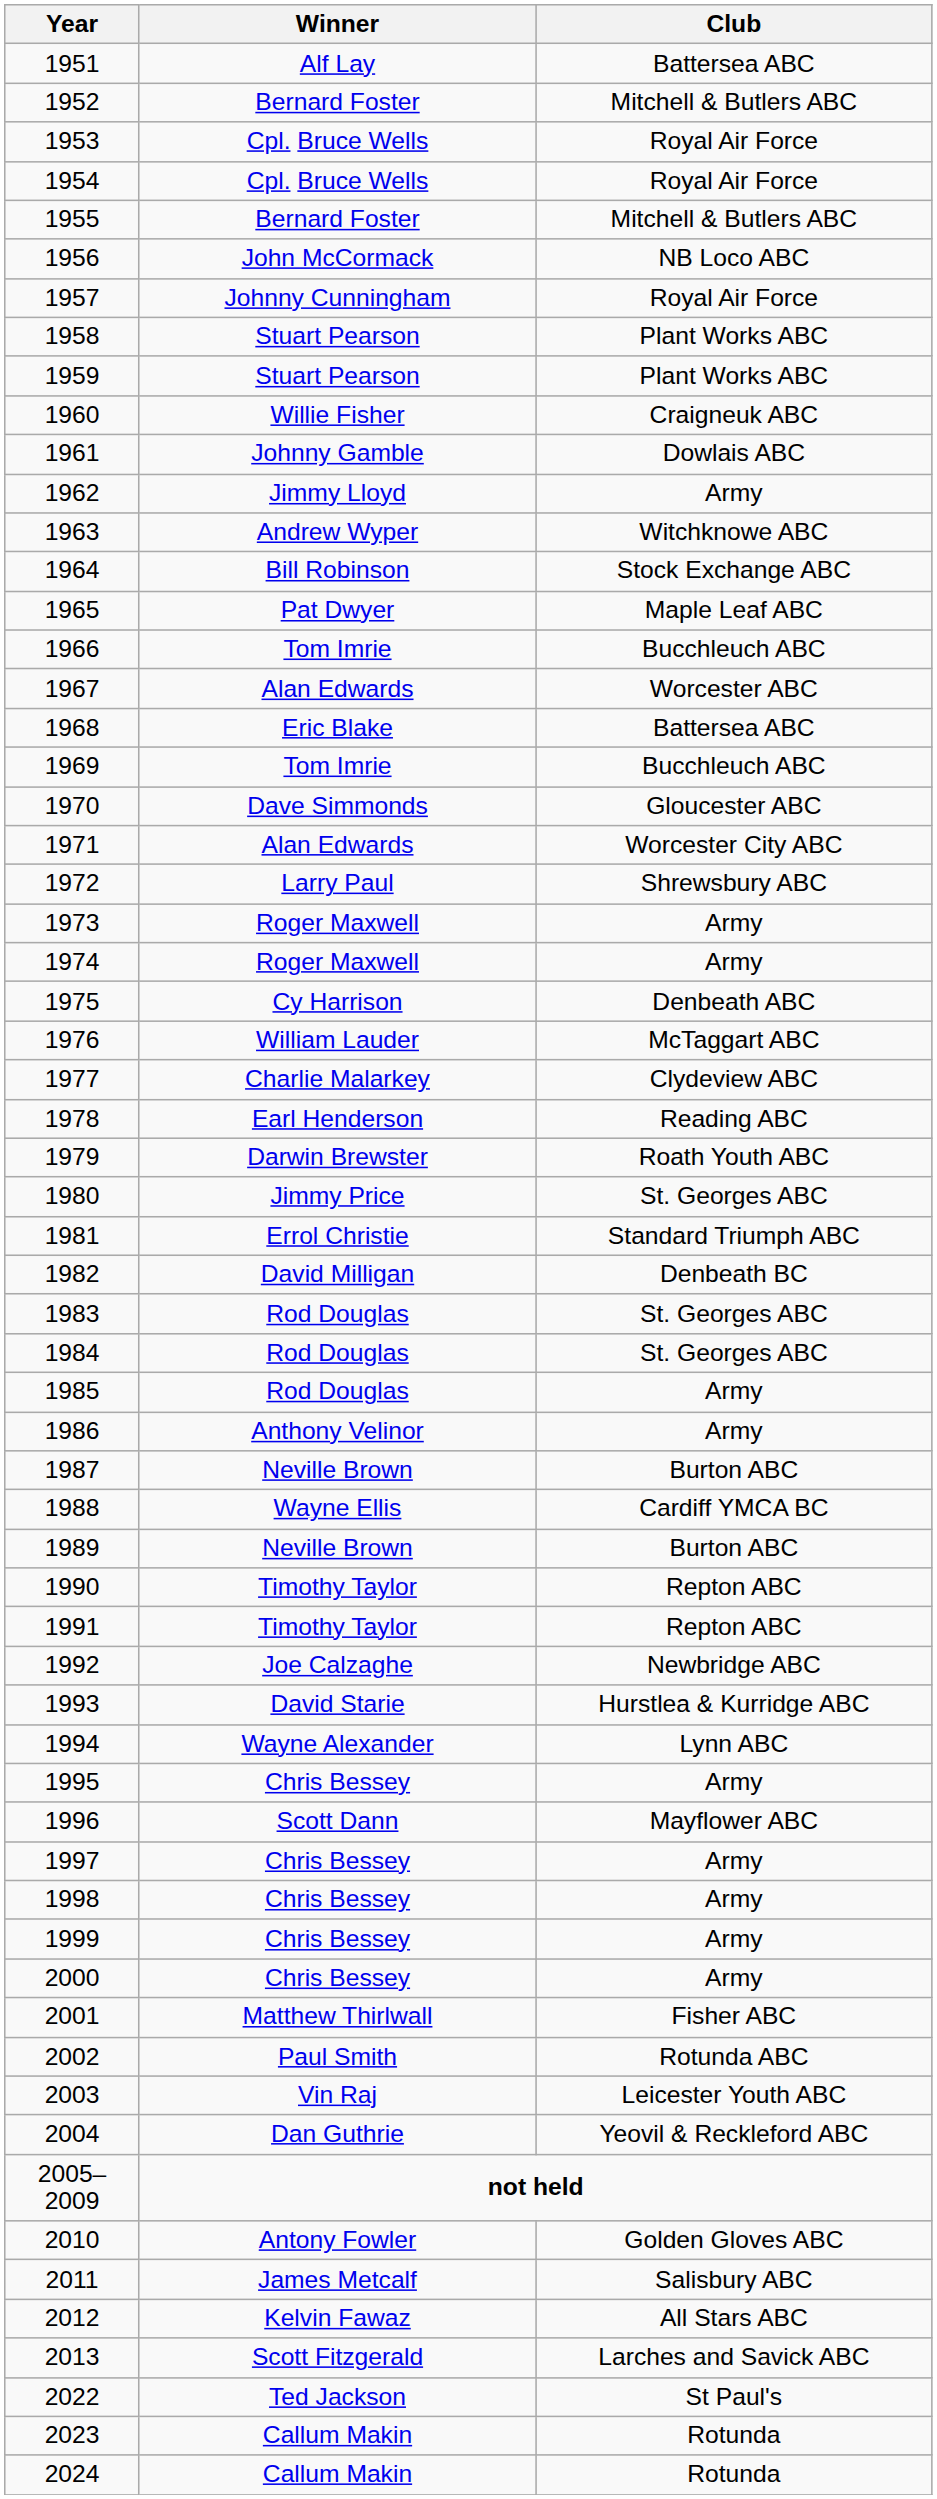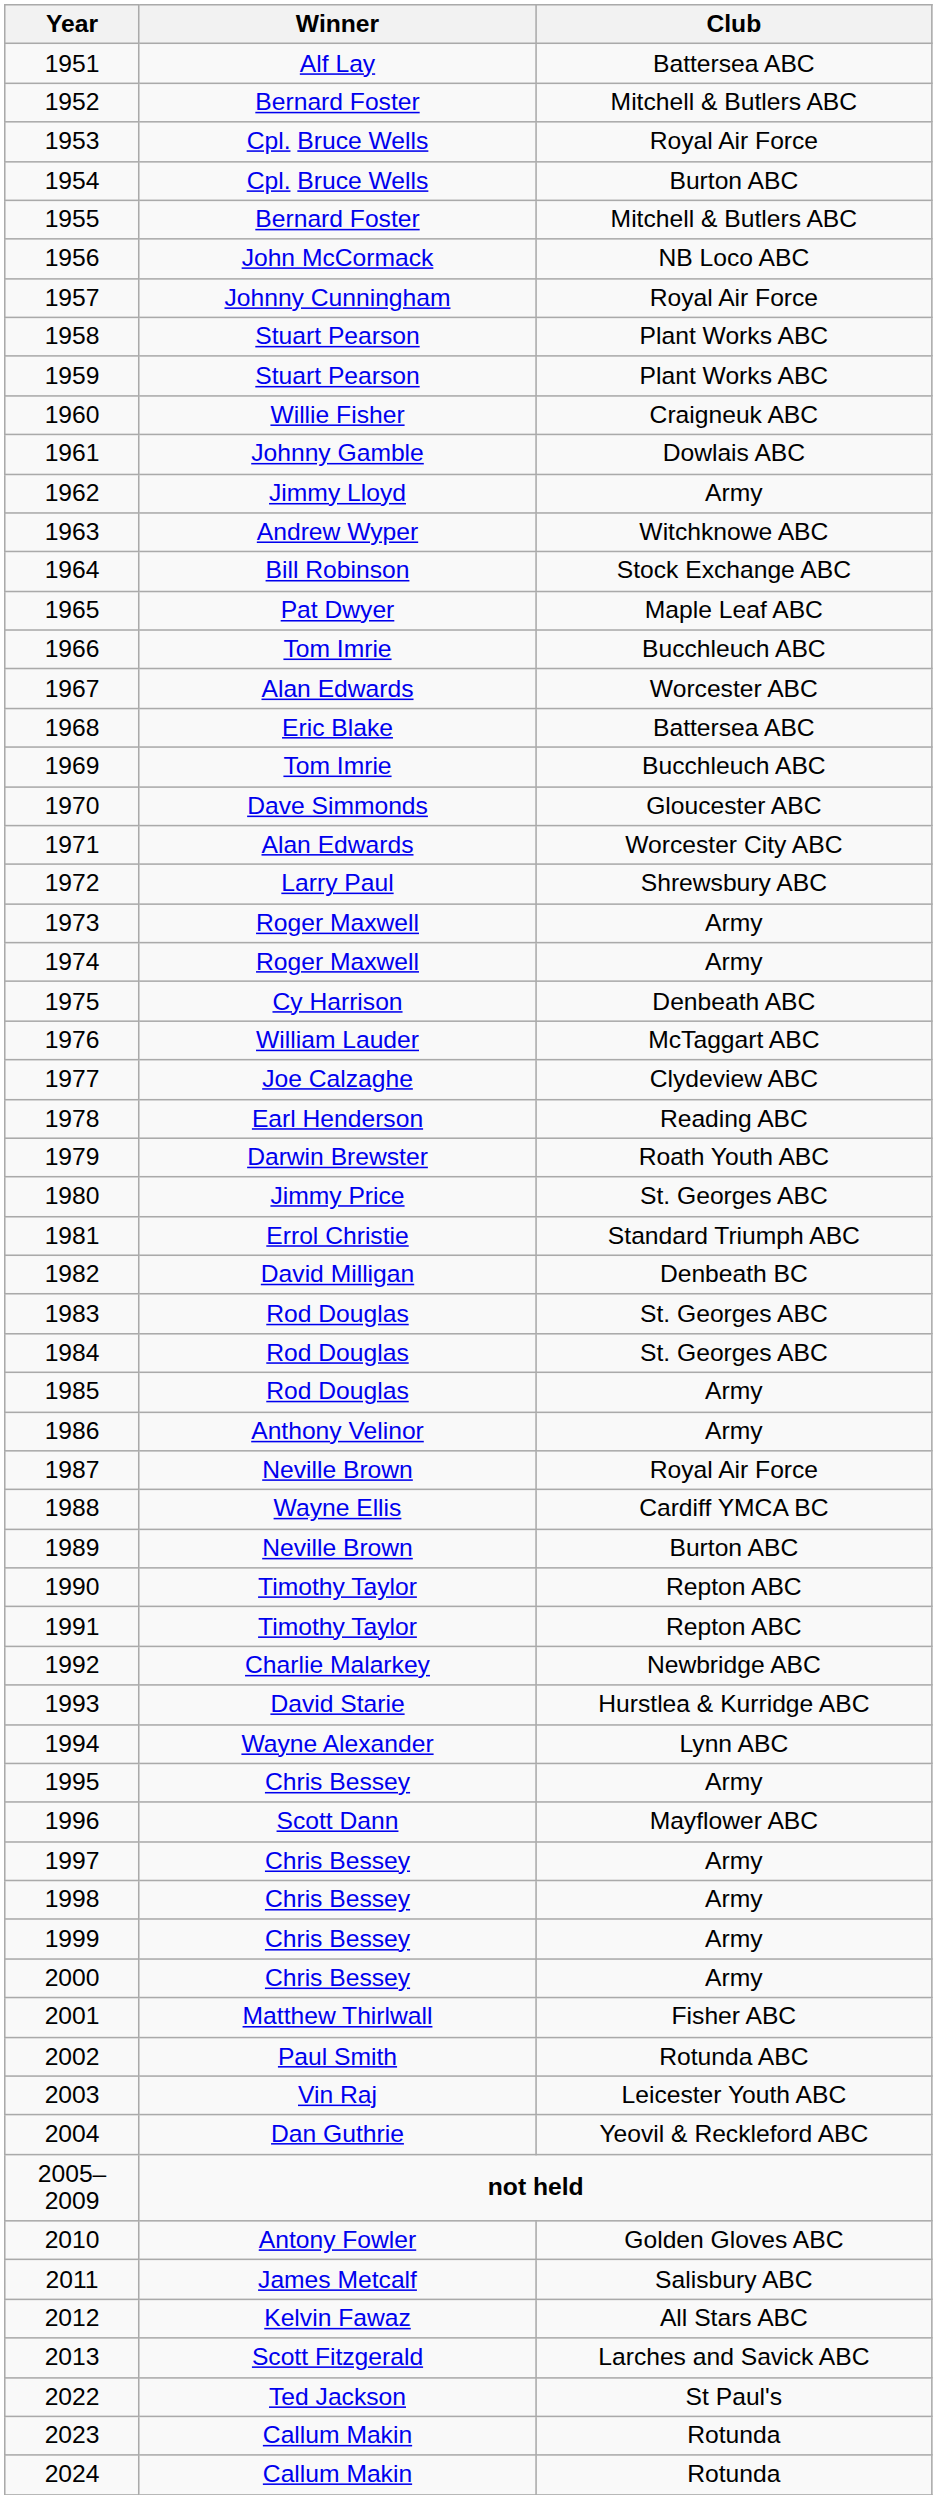(734, 180) Royal Air Force -> (734, 180) Burton ABC
(337, 1079) Charlie Malarkey -> (338, 1079) Joe Calzaghe
(734, 1469) Burton ABC -> (734, 1469) Royal Air Force
(338, 1665) Joe Calzaghe -> (337, 1665) Charlie Malarkey
